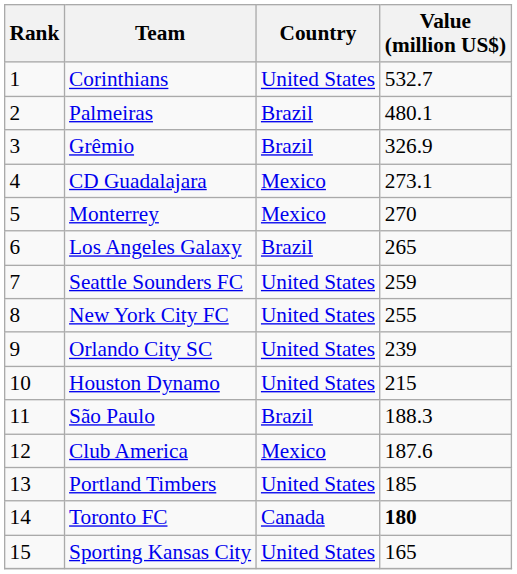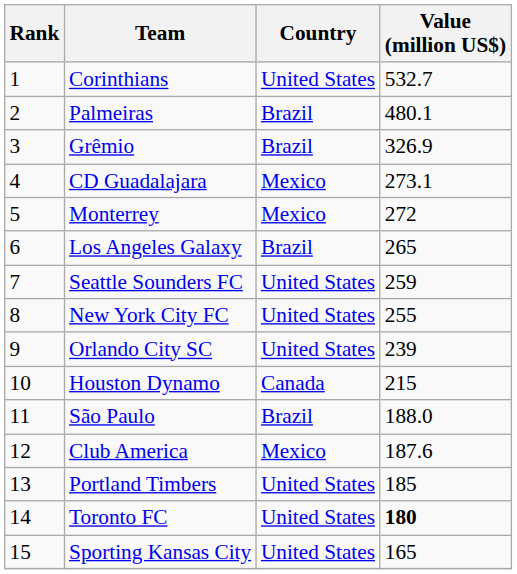(401, 214) 270 -> (401, 214) 272
(318, 382) United States -> (293, 382) Canada
(409, 416) 188.3 -> (409, 416) 188.0
(293, 517) Canada -> (318, 517) United States
